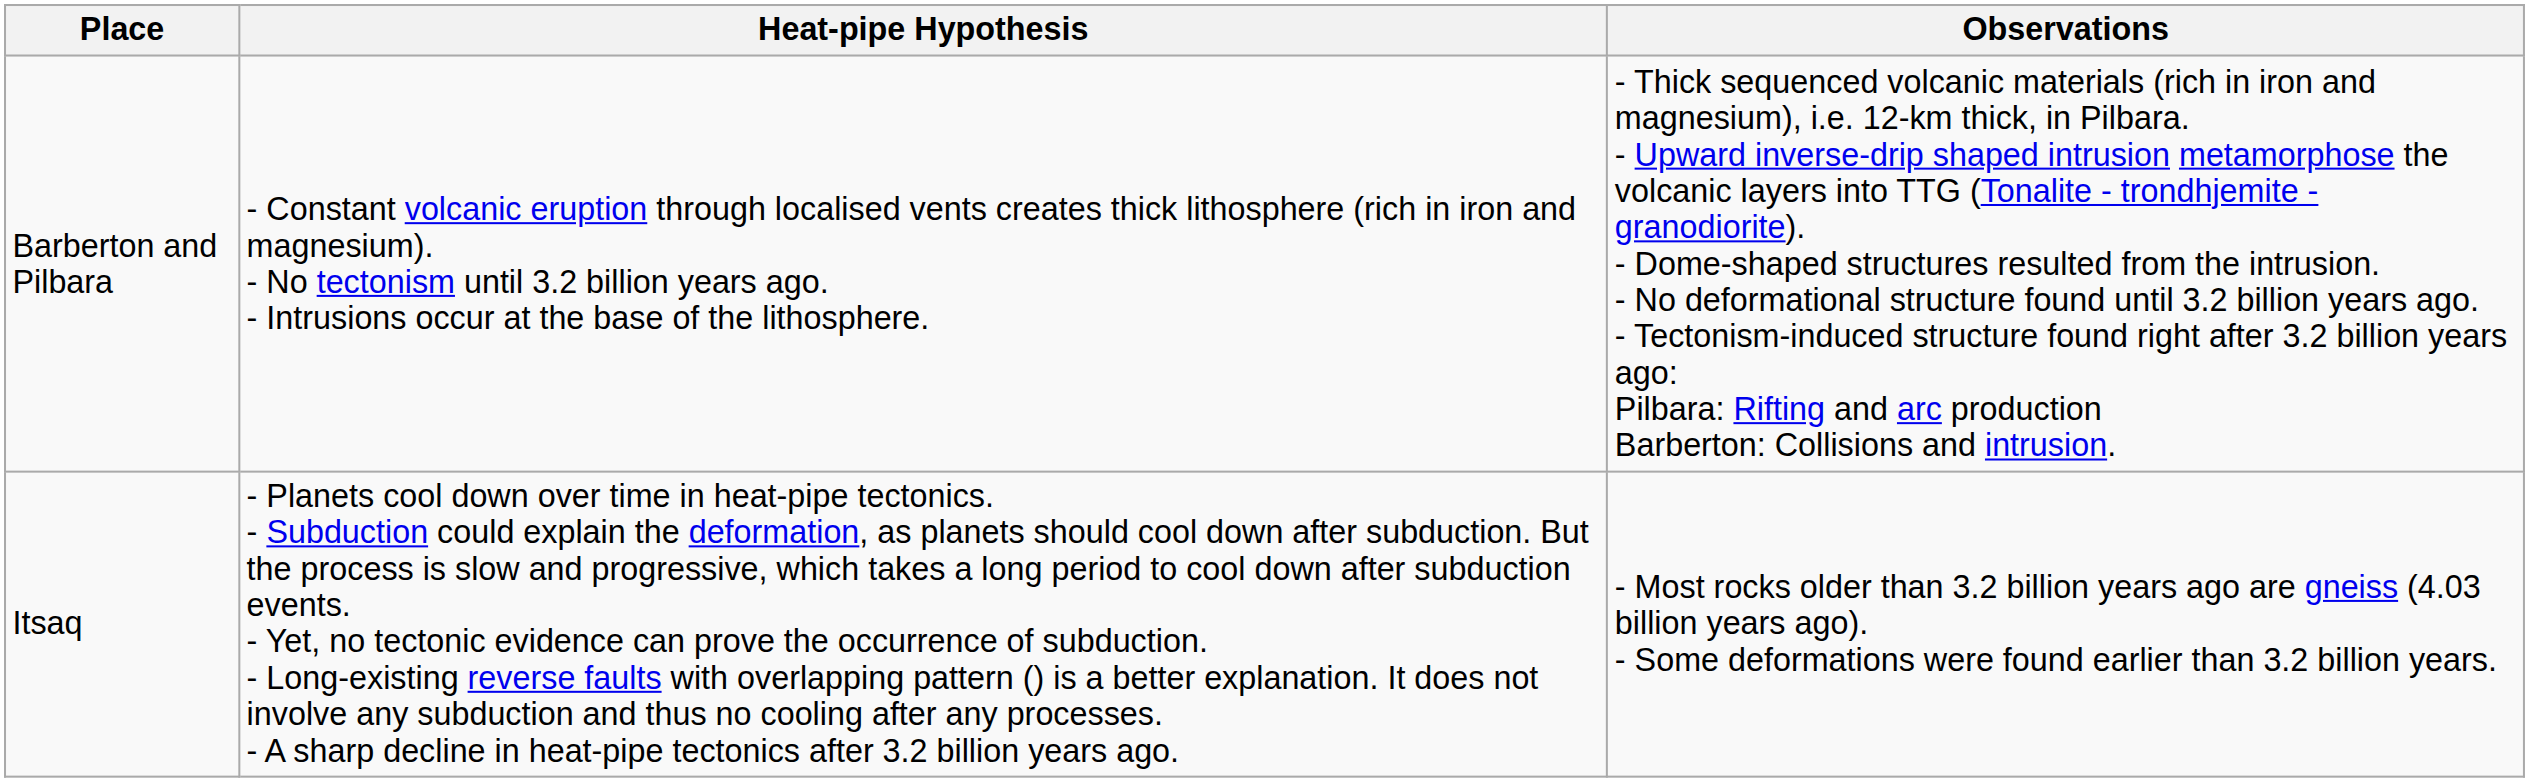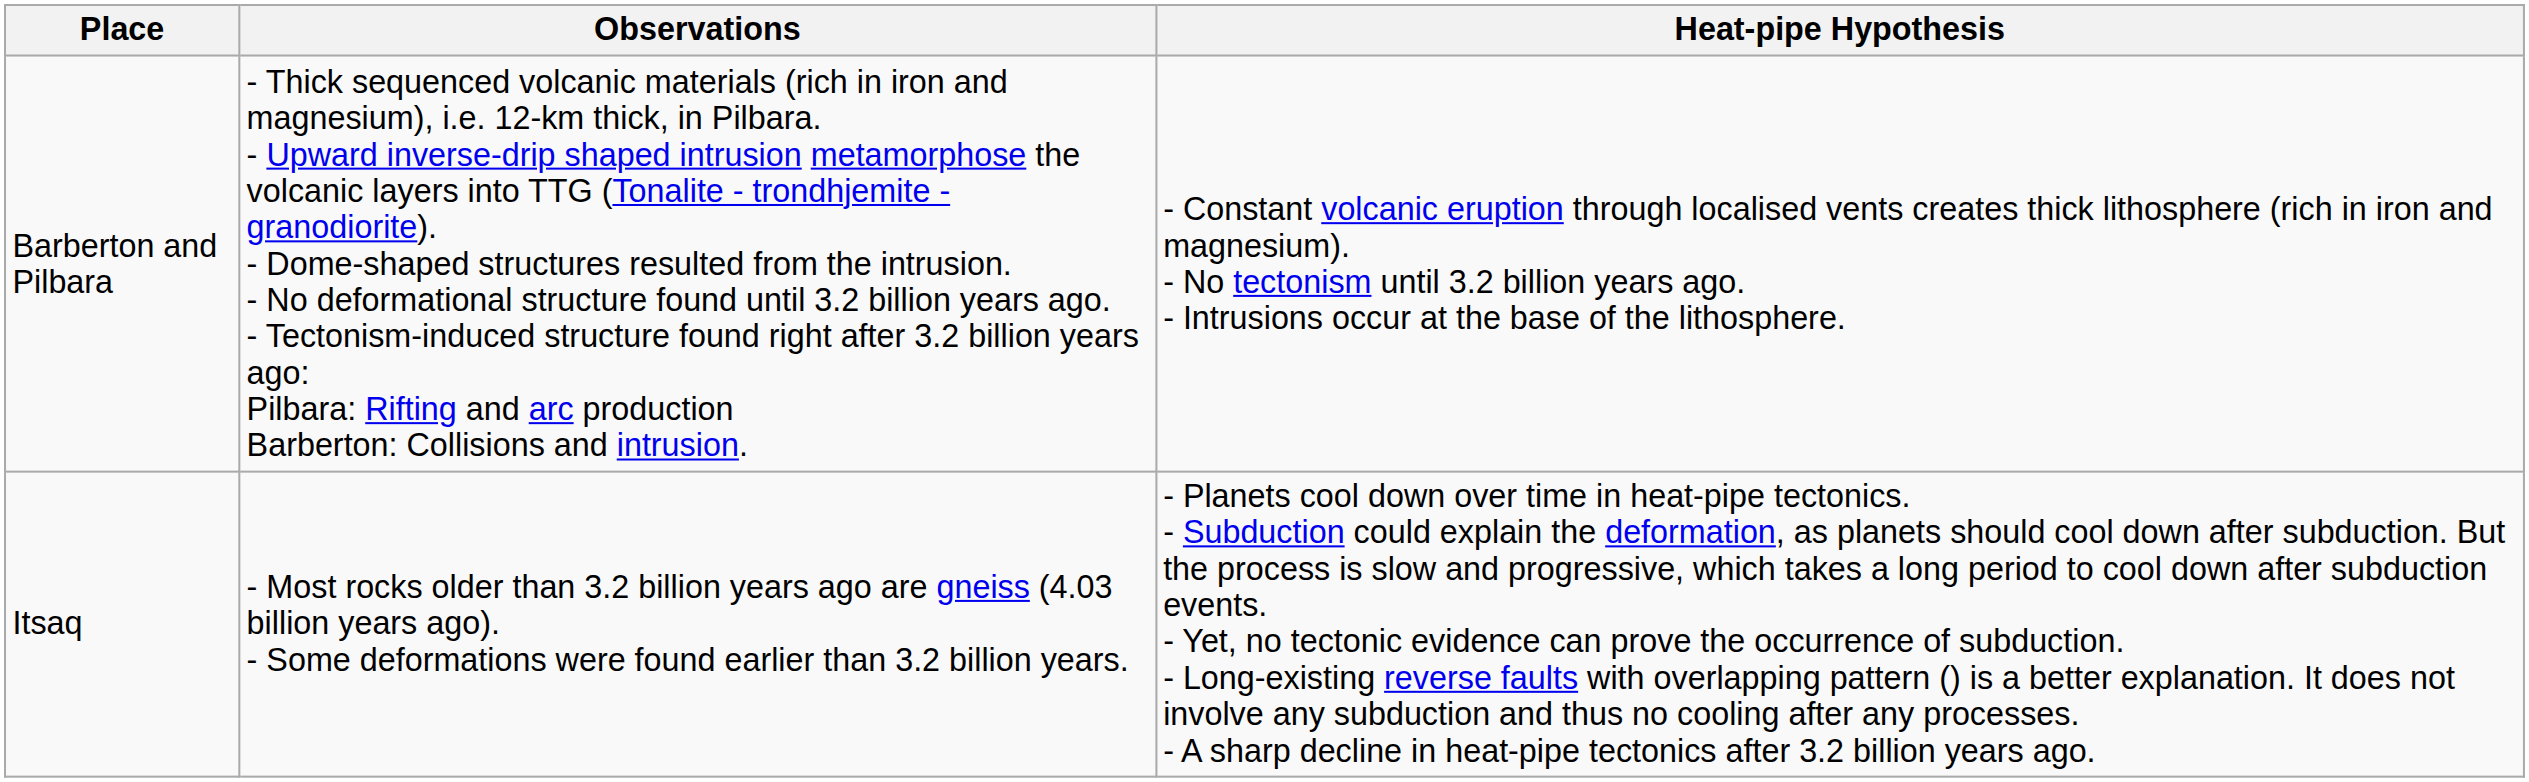columns swapped: (2066, 30) <-> (923, 30)
